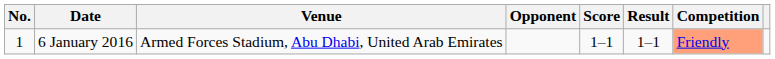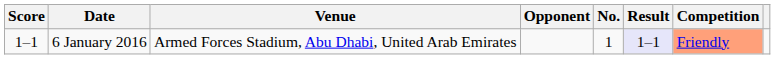columns swapped: (19, 16) <-> (602, 16)
(648, 41) no background -> (648, 41) lavender background
